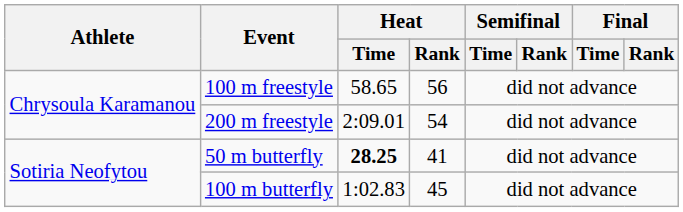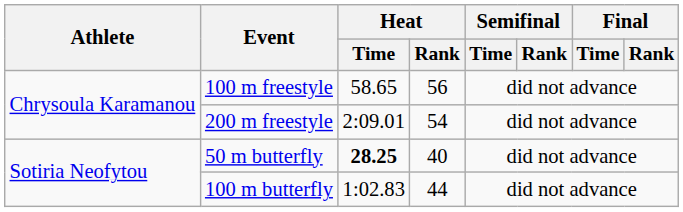(437, 155) 41 -> (437, 155) 40
(437, 189) 45 -> (437, 189) 44
